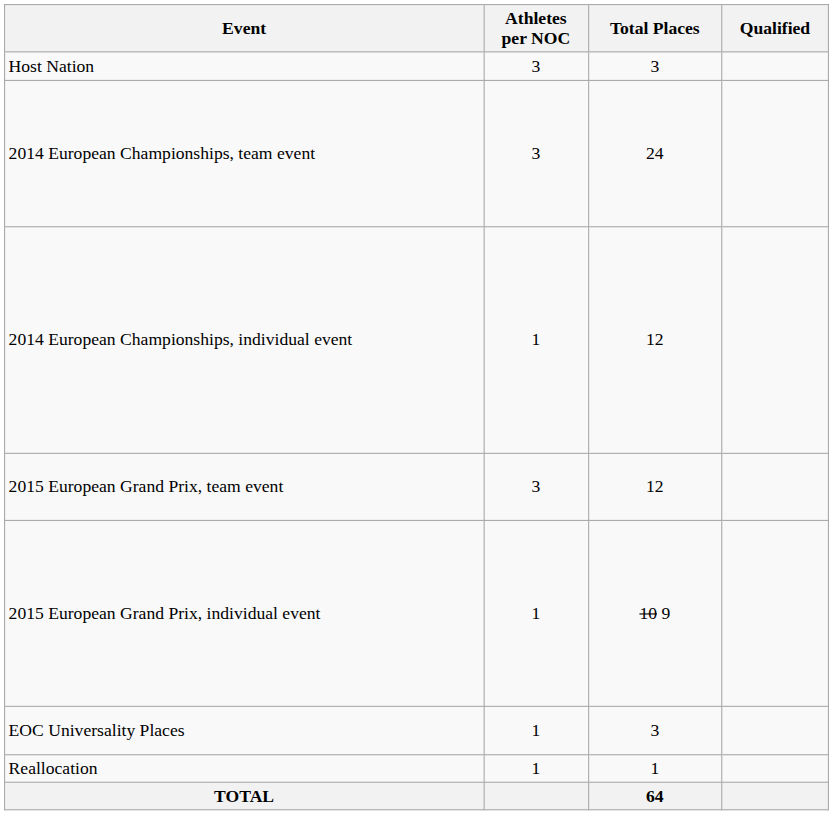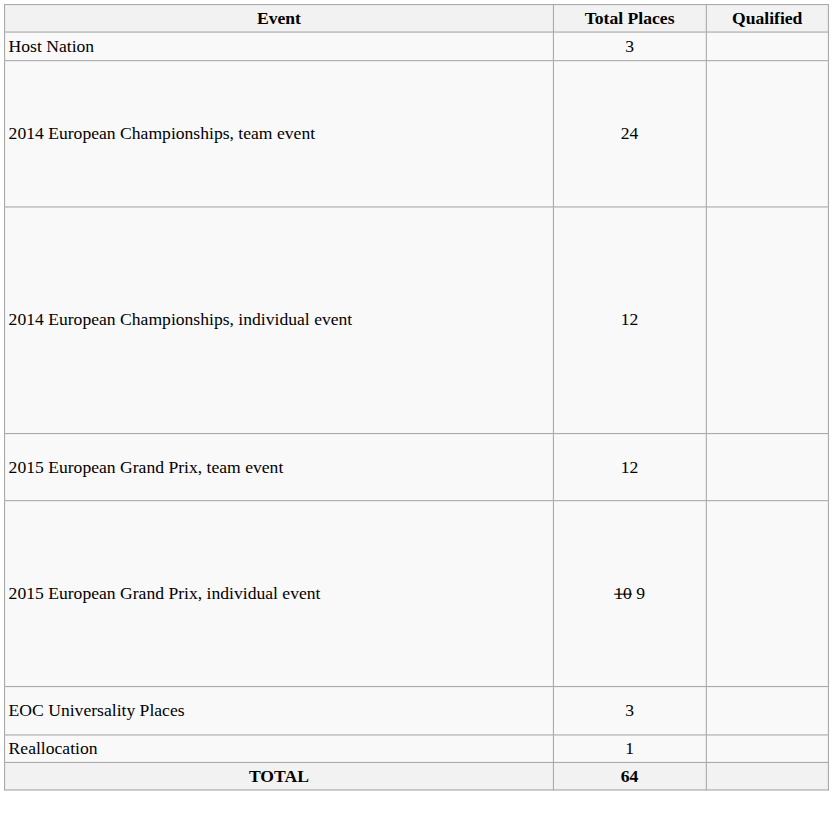- column: (536, 28)
